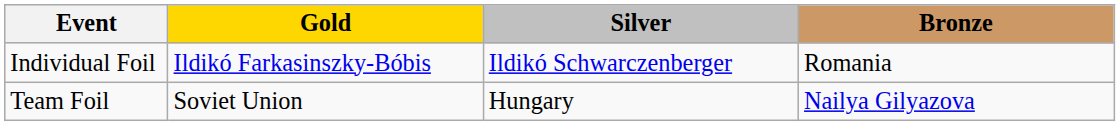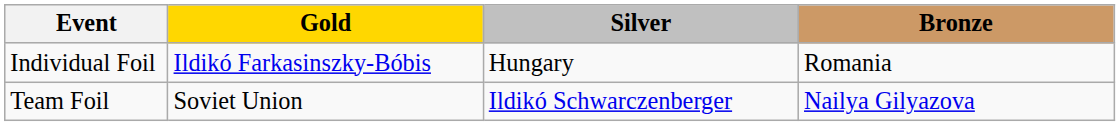(610, 62) Ildikó Schwarczenberger -> (531, 62) Hungary
(531, 100) Hungary -> (610, 100) Ildikó Schwarczenberger
